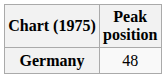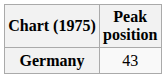(130, 60) 48 -> (130, 60) 43
